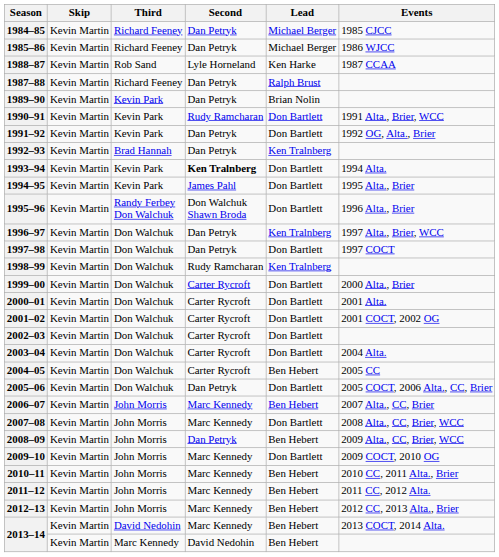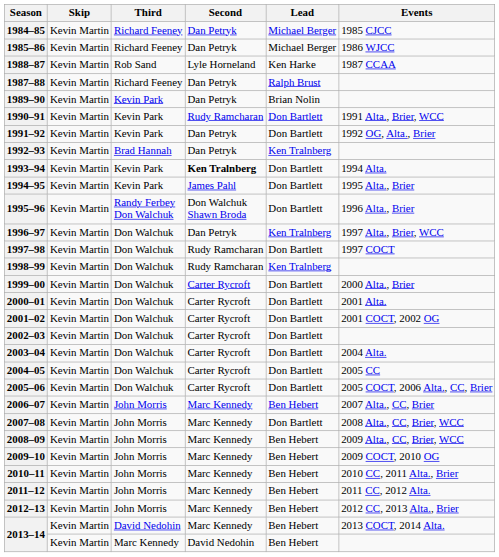(212, 249) Dan Petryk -> (225, 249) Rudy Ramcharan
(293, 370) Ben Hebert -> (295, 370) Don Bartlett
(212, 387) Dan Petryk -> (219, 387) Carter Rycroft
(212, 439) Dan Petryk -> (220, 439) Marc Kennedy
(295, 456) Don Bartlett -> (293, 456) Ben Hebert
